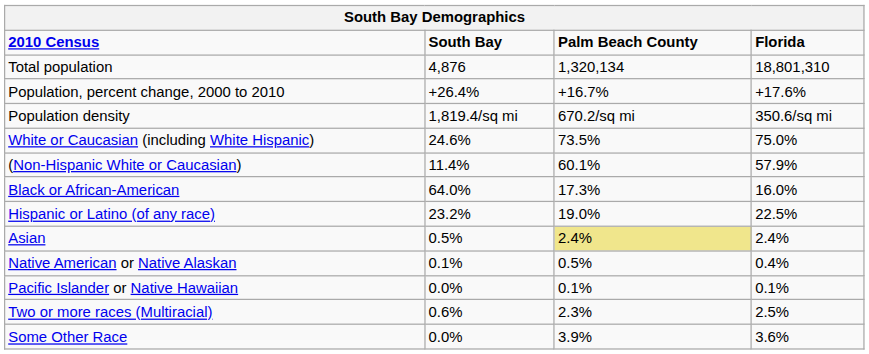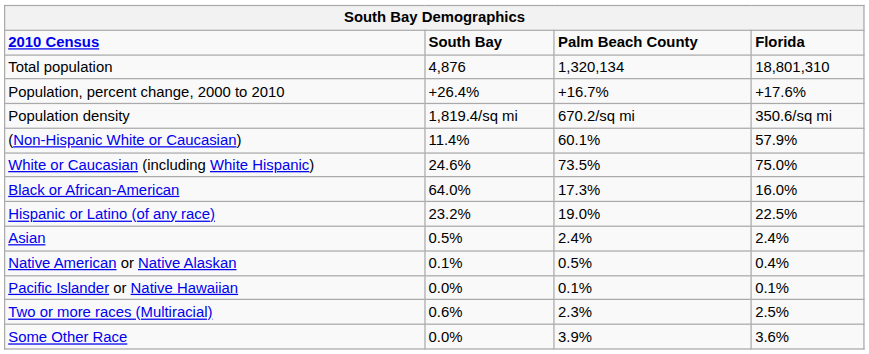rows swapped: (161, 140) <-> (125, 165)
(575, 239) khaki background -> (575, 239) no background
